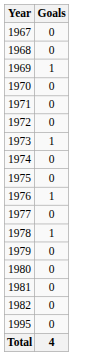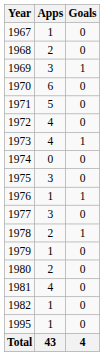+ column: (50, 13)
